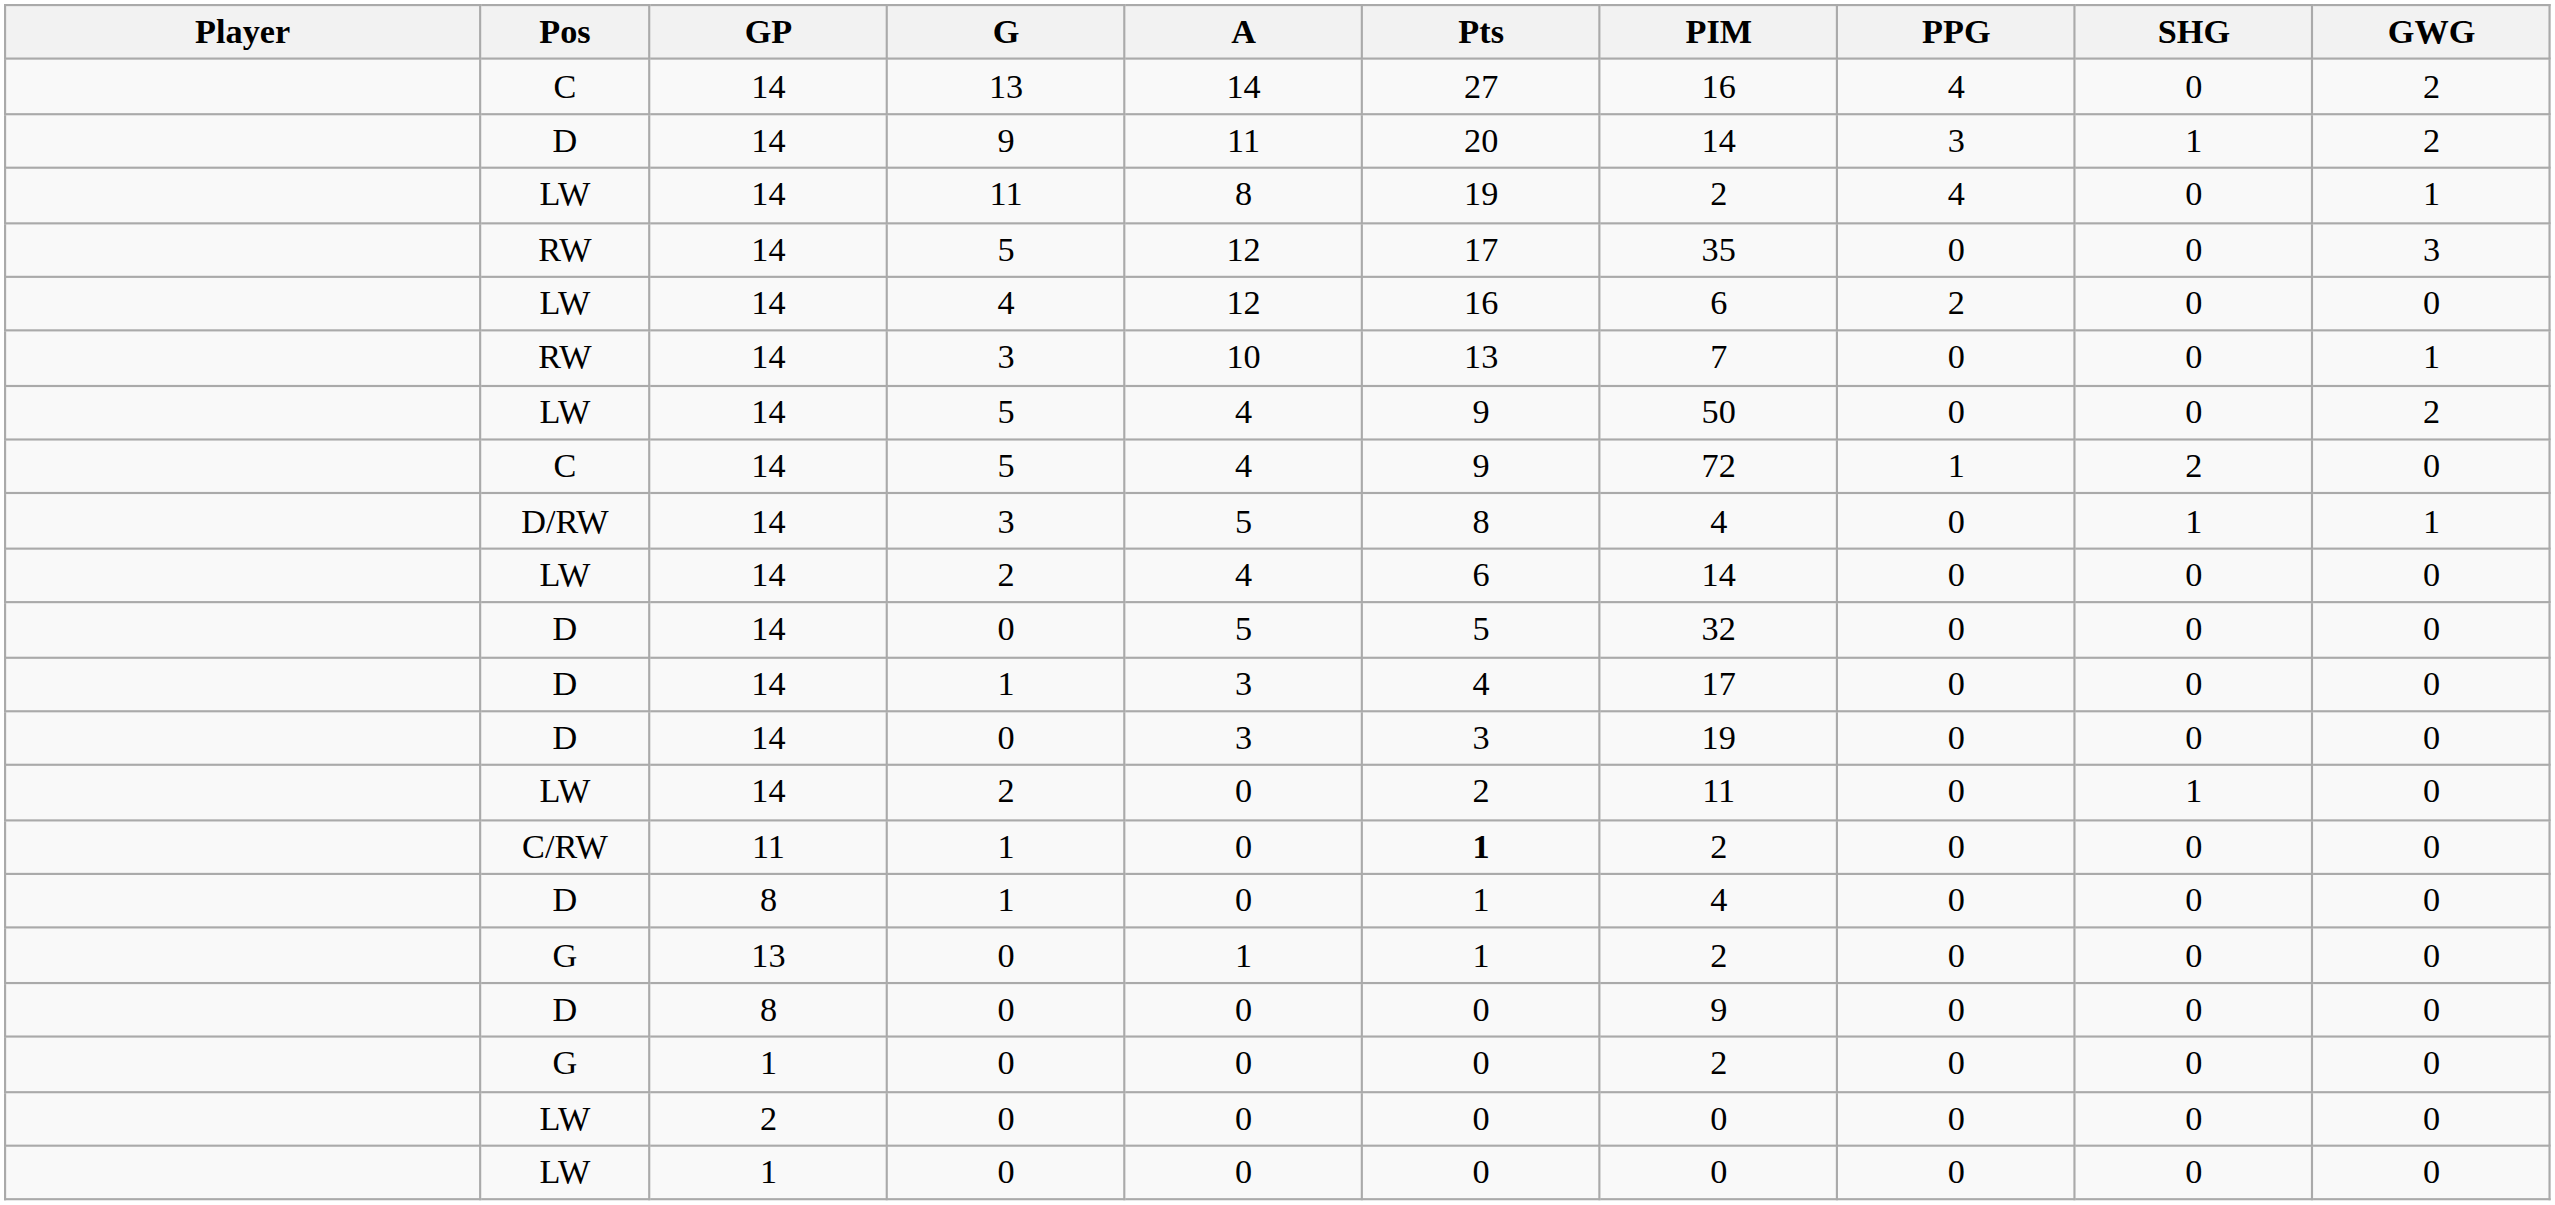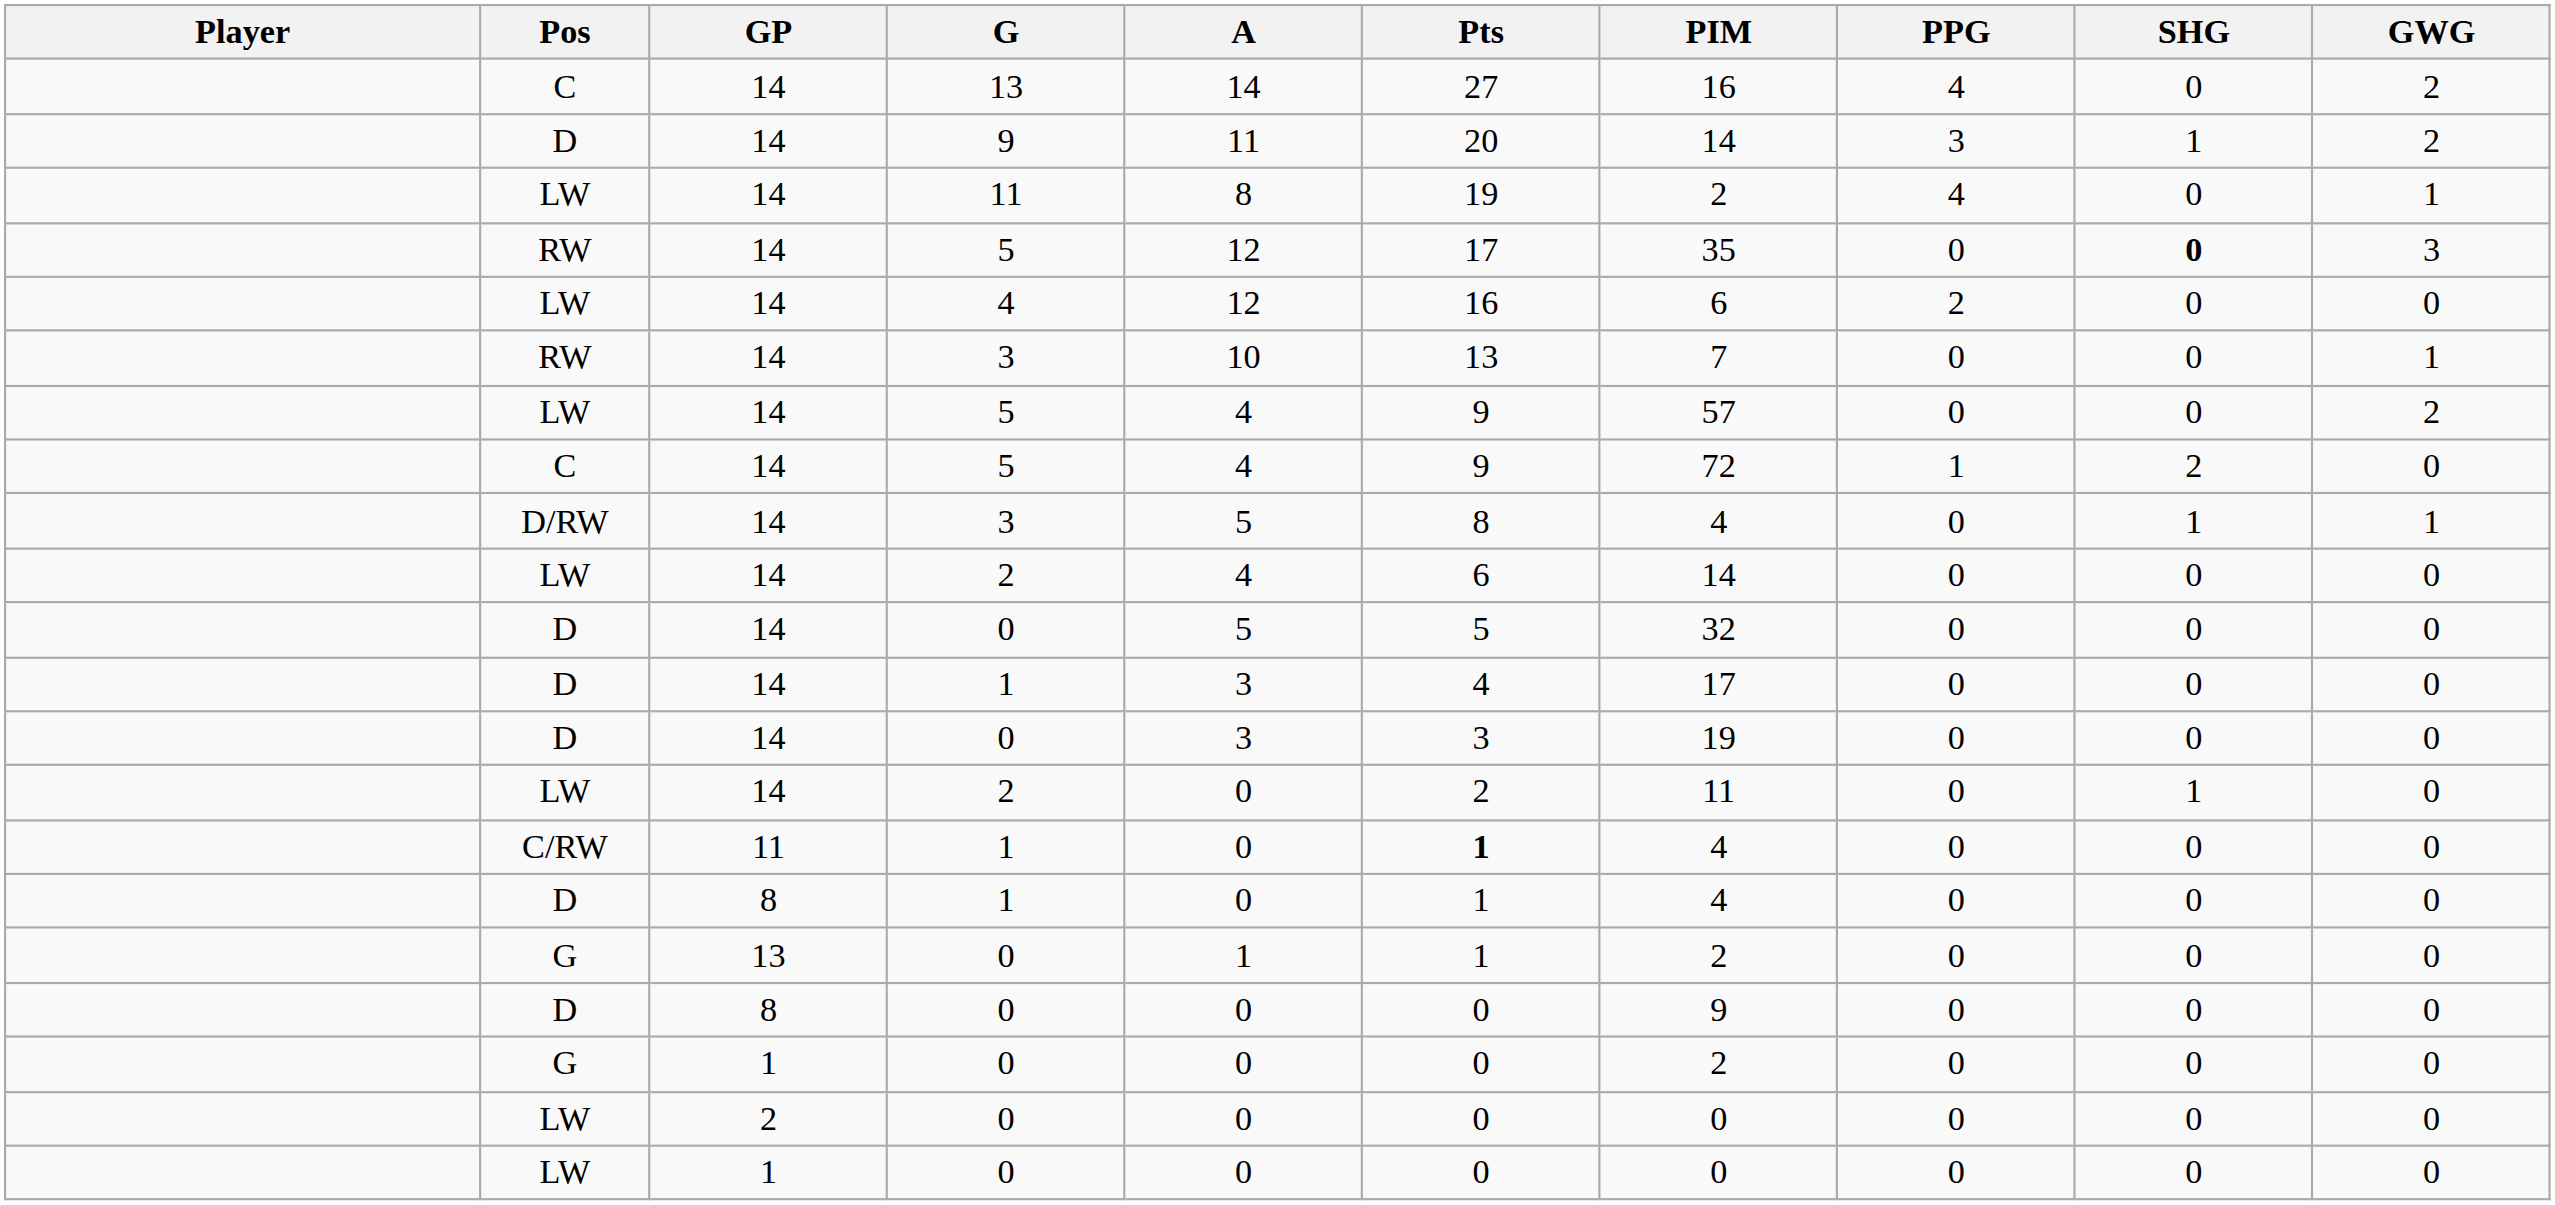(2194, 248) normal -> (2194, 248) bold
(1719, 411) 50 -> (1719, 411) 57
(1719, 846) 2 -> (1719, 846) 4
